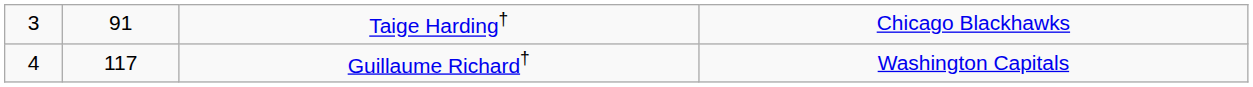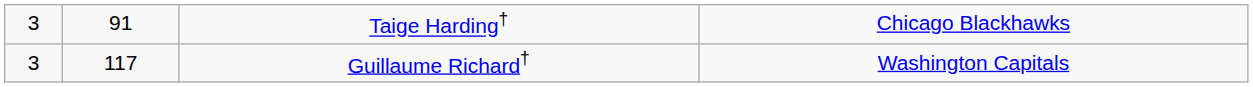(34, 62) 4 -> (34, 62) 3
